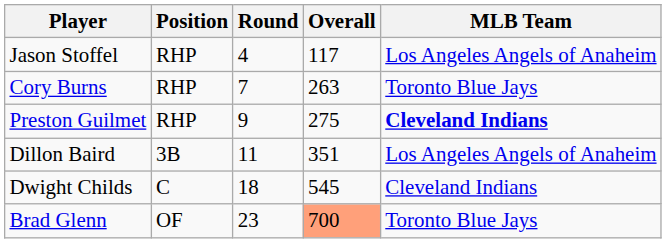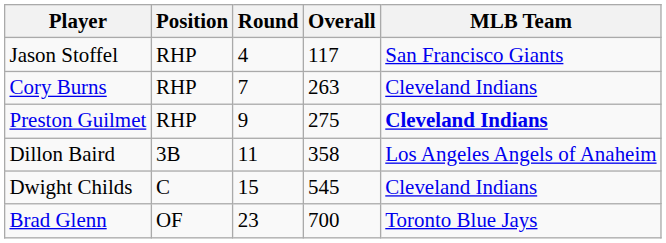(521, 54) Los Angeles Angels of Anaheim -> (474, 54) San Francisco Giants
(461, 87) Toronto Blue Jays -> (461, 87) Cleveland Indians
(324, 154) 351 -> (324, 154) 358
(248, 187) 18 -> (248, 187) 15
(324, 220) lightsalmon background -> (324, 220) no background
